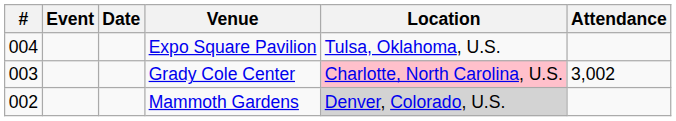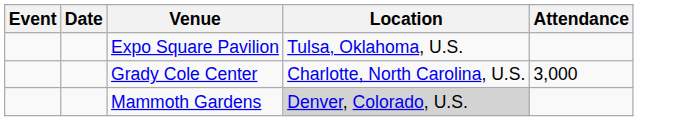- column: (23, 19)
(444, 74) pink background -> (406, 74) no background
(593, 74) 3,002 -> (556, 74) 3,000
